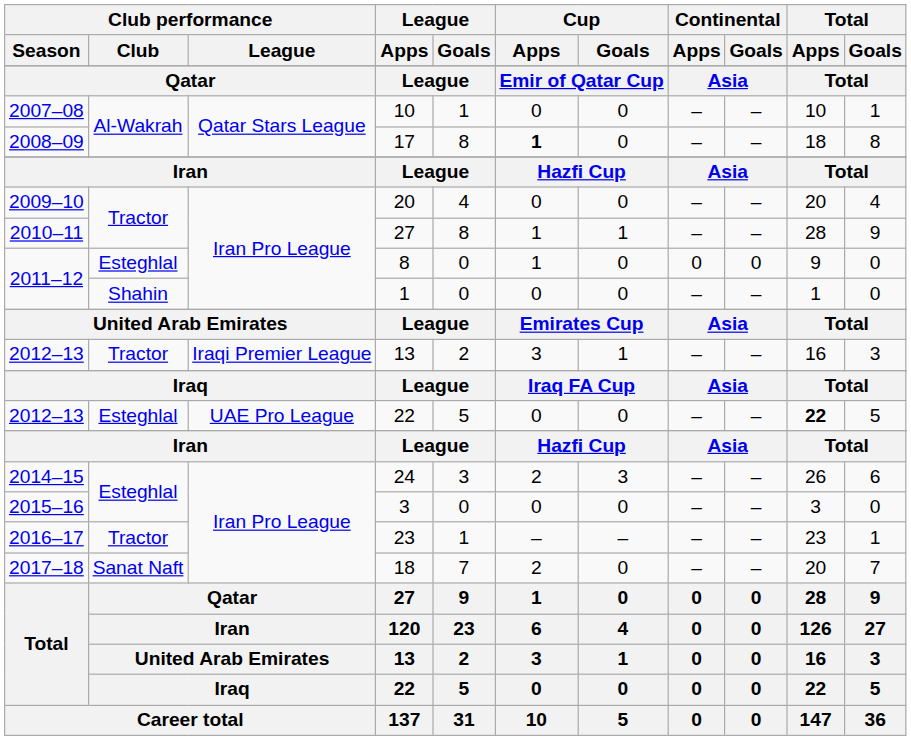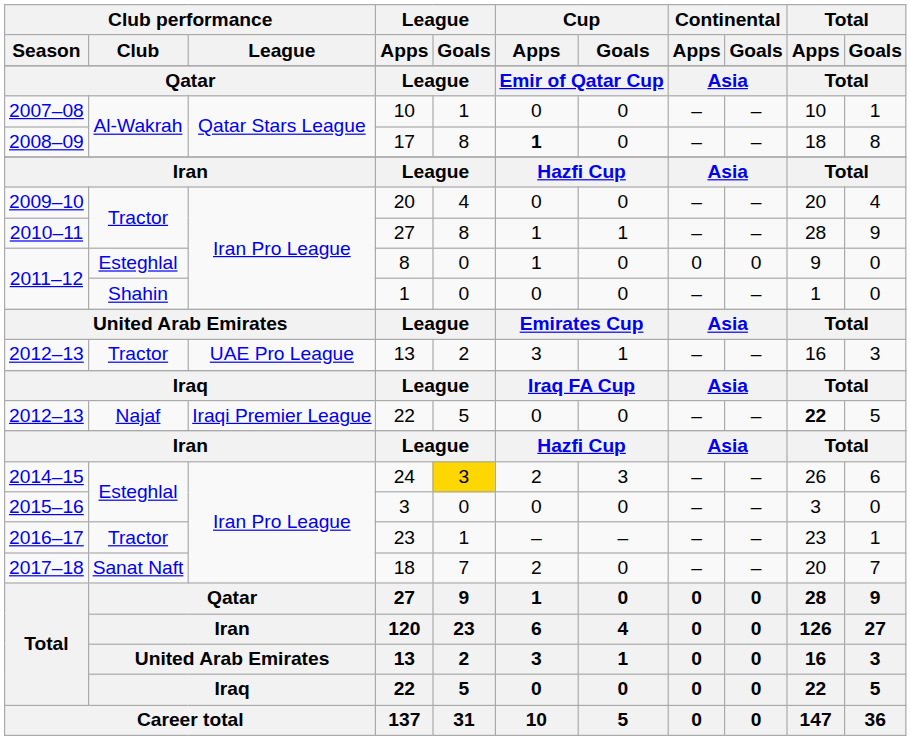(282, 354) Iraqi Premier League -> (282, 354) UAE Pro League
(138, 415) Esteghlal -> (138, 415) Najaf
(282, 415) UAE Pro League -> (282, 415) Iraqi Premier League
(464, 476) no background -> (464, 476) gold background
